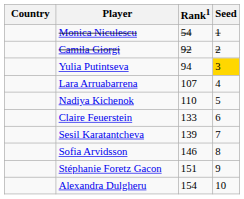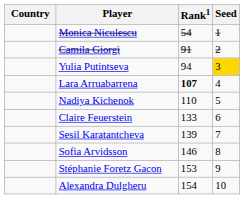(186, 49) 92 -> (186, 49) 91
(189, 83) normal -> (189, 83) bold
(189, 168) 151 -> (189, 168) 153
